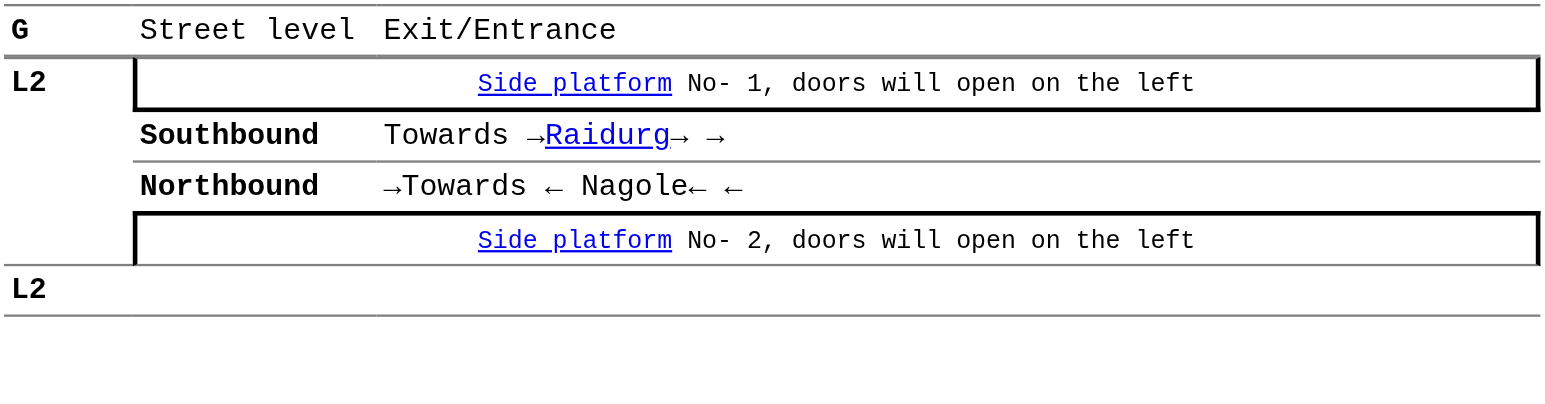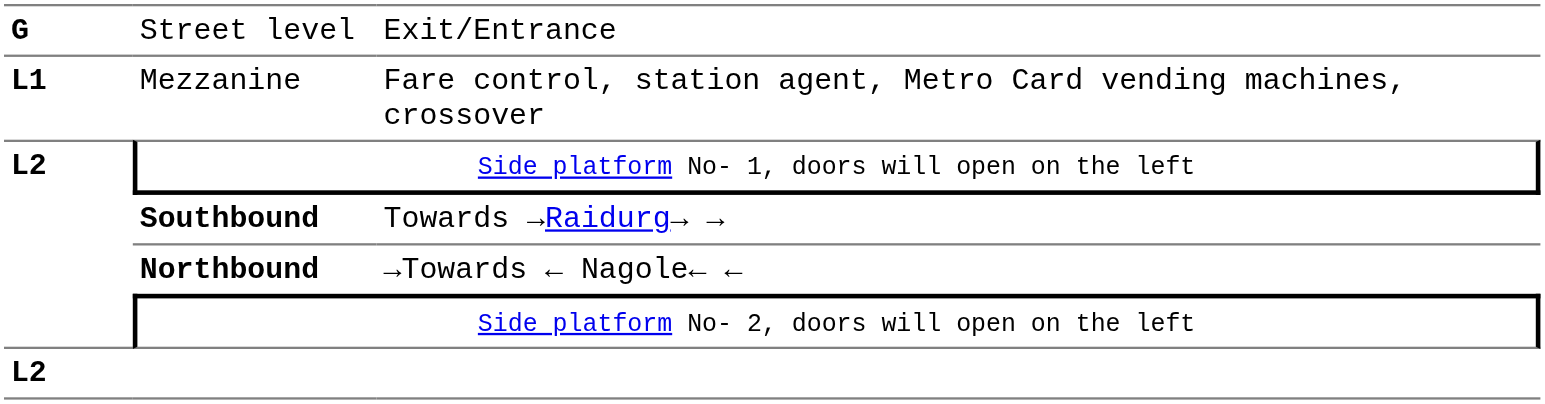+ row: (220, 81)
